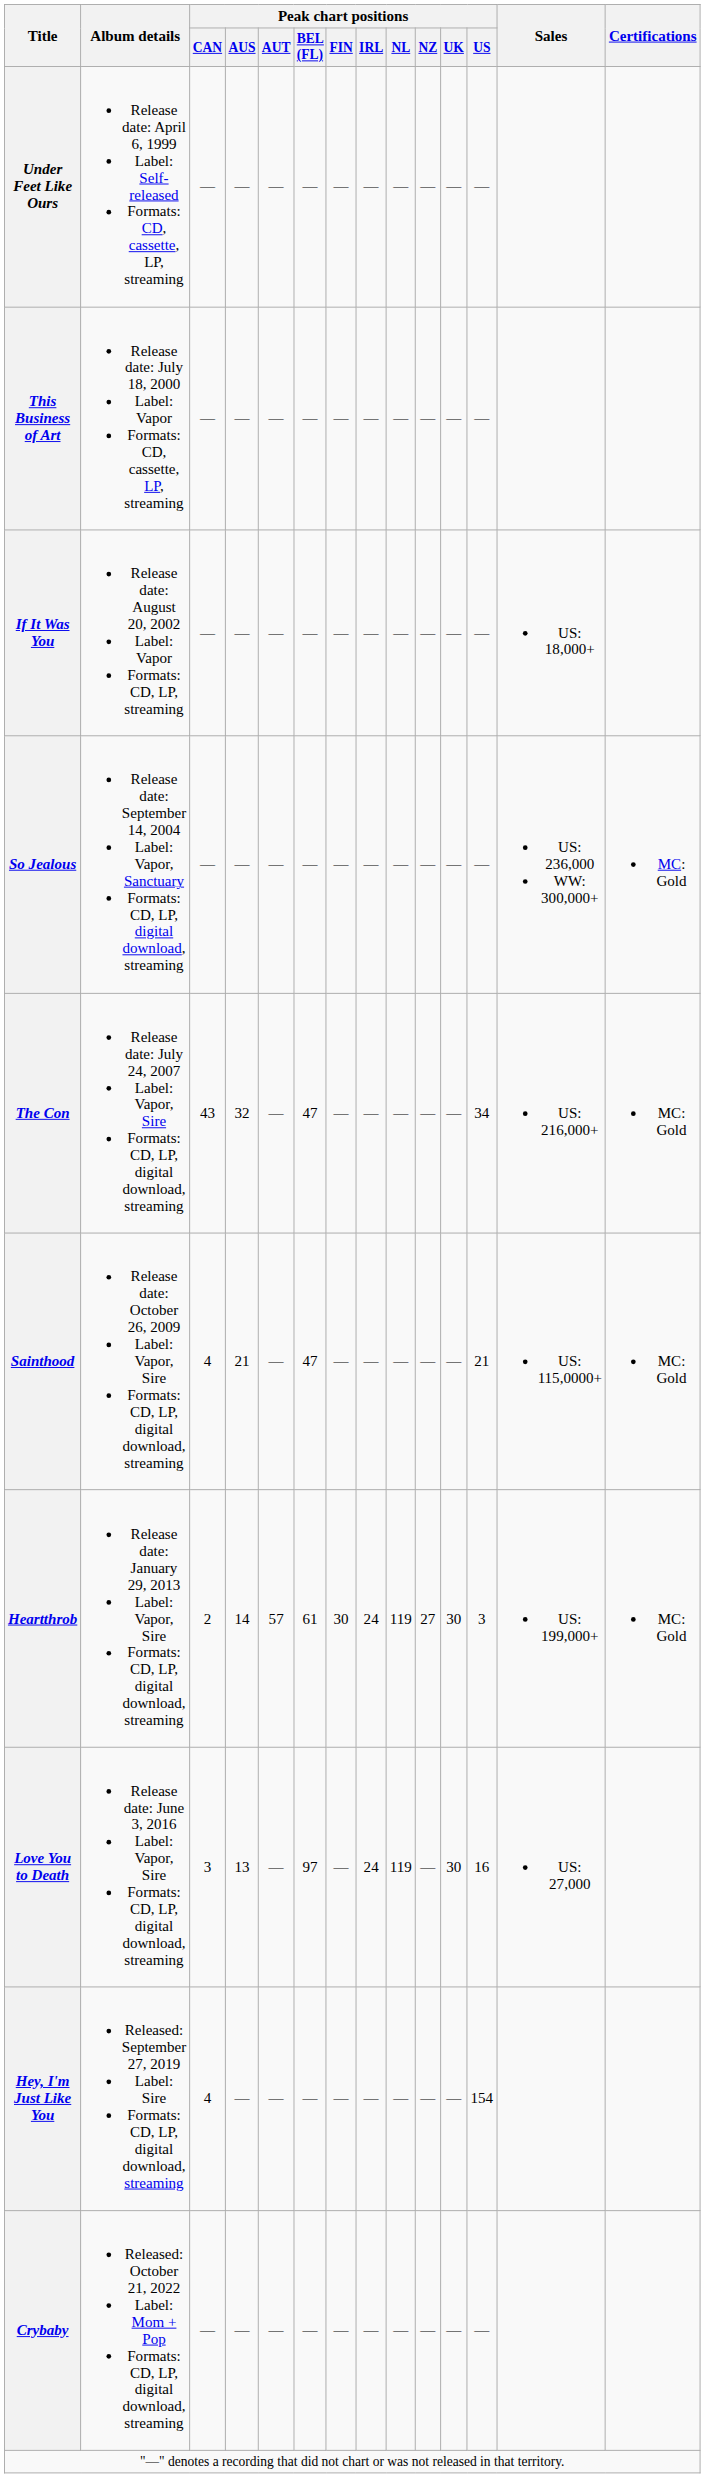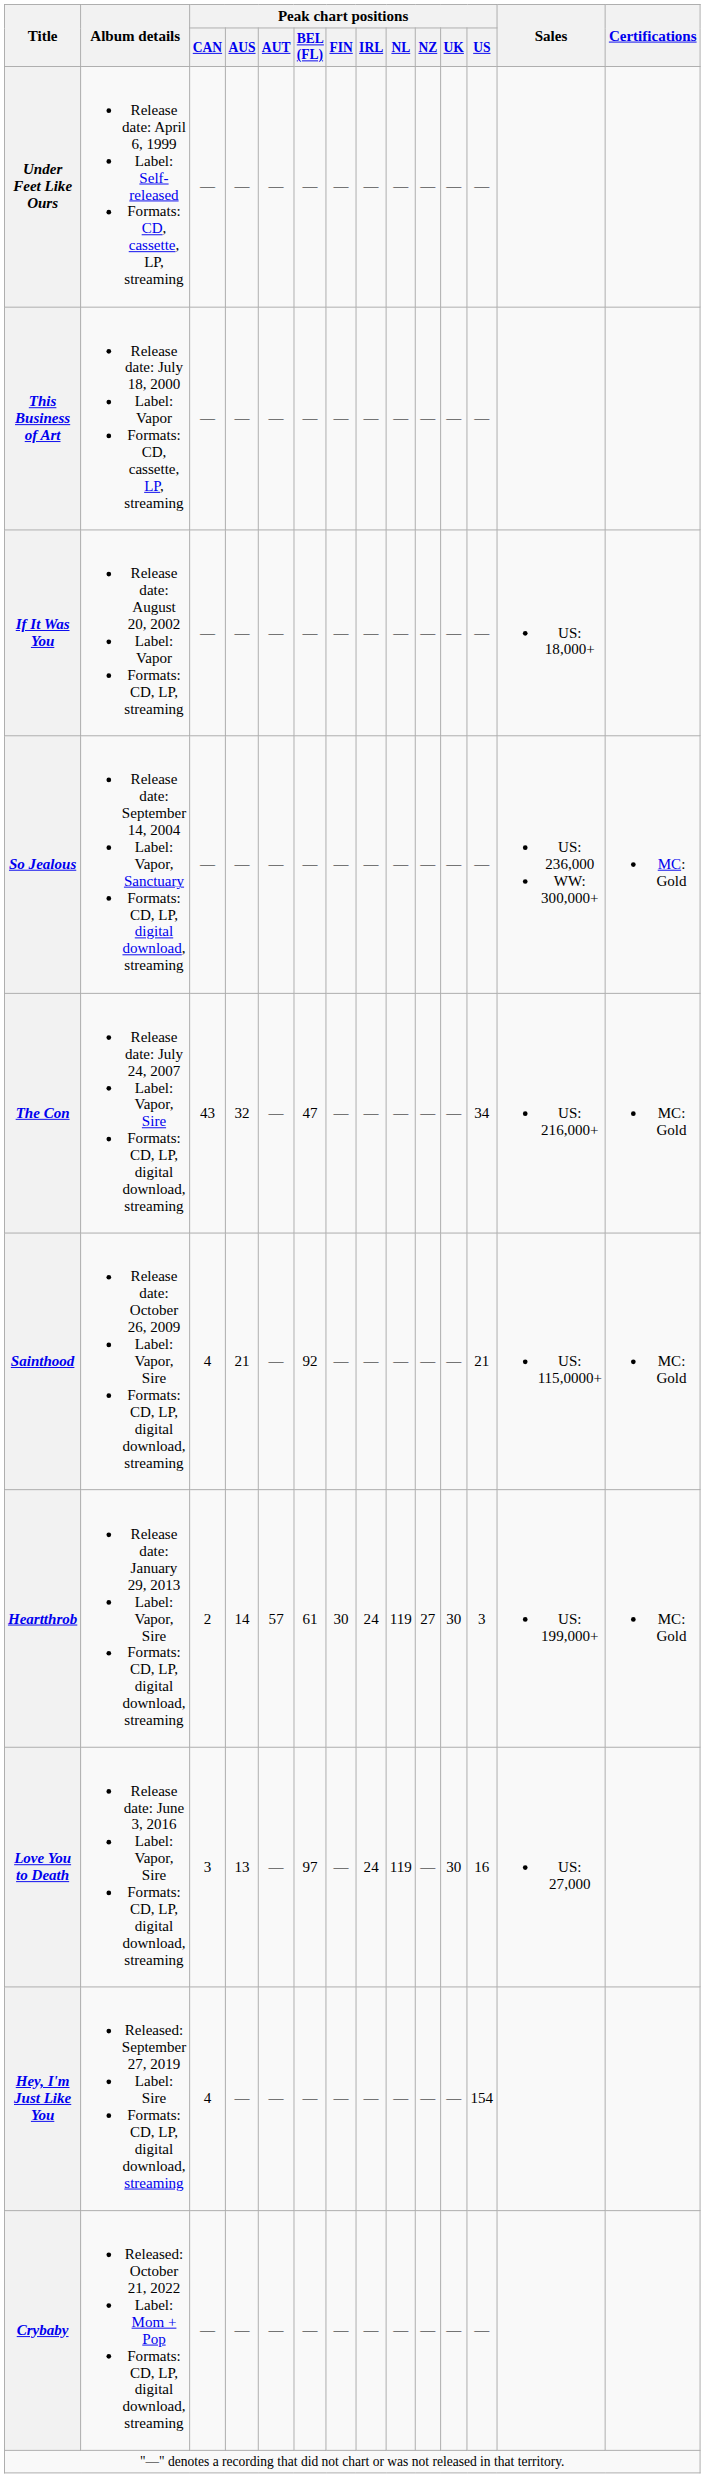(310, 1361) 47 -> (310, 1361) 92
